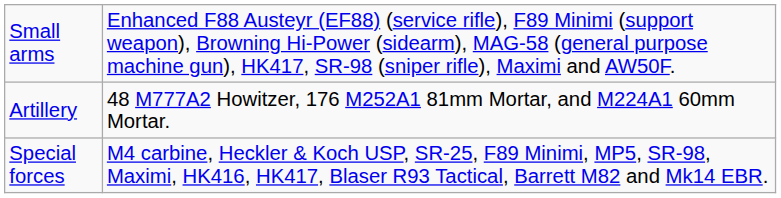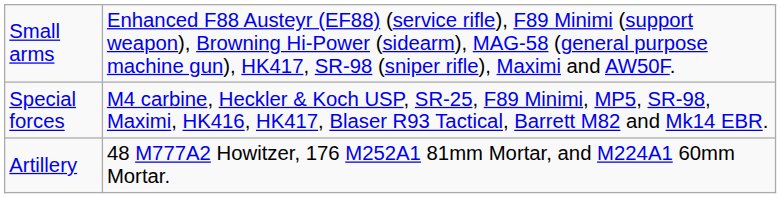rows swapped: (43, 165) <-> (43, 109)
